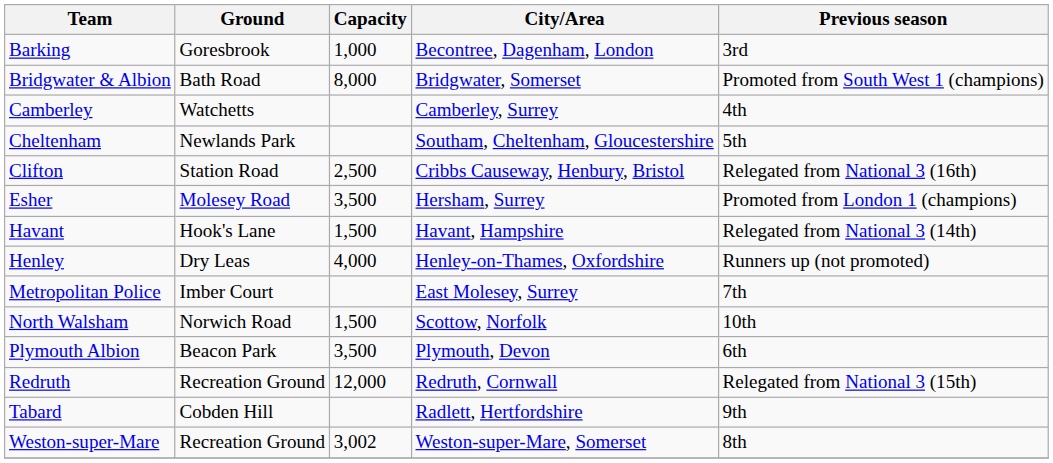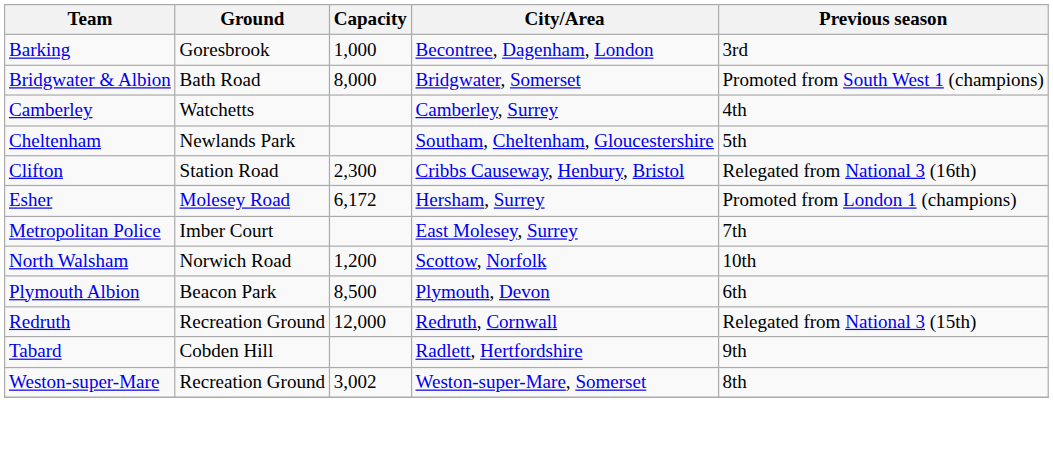(355, 170) 2,500 -> (355, 170) 2,300
(355, 200) 3,500 -> (355, 200) 6,172
- row: (36, 230)
- row: (36, 261)
(355, 321) 1,500 -> (355, 261) 1,200
(355, 351) 3,500 -> (355, 291) 8,500
